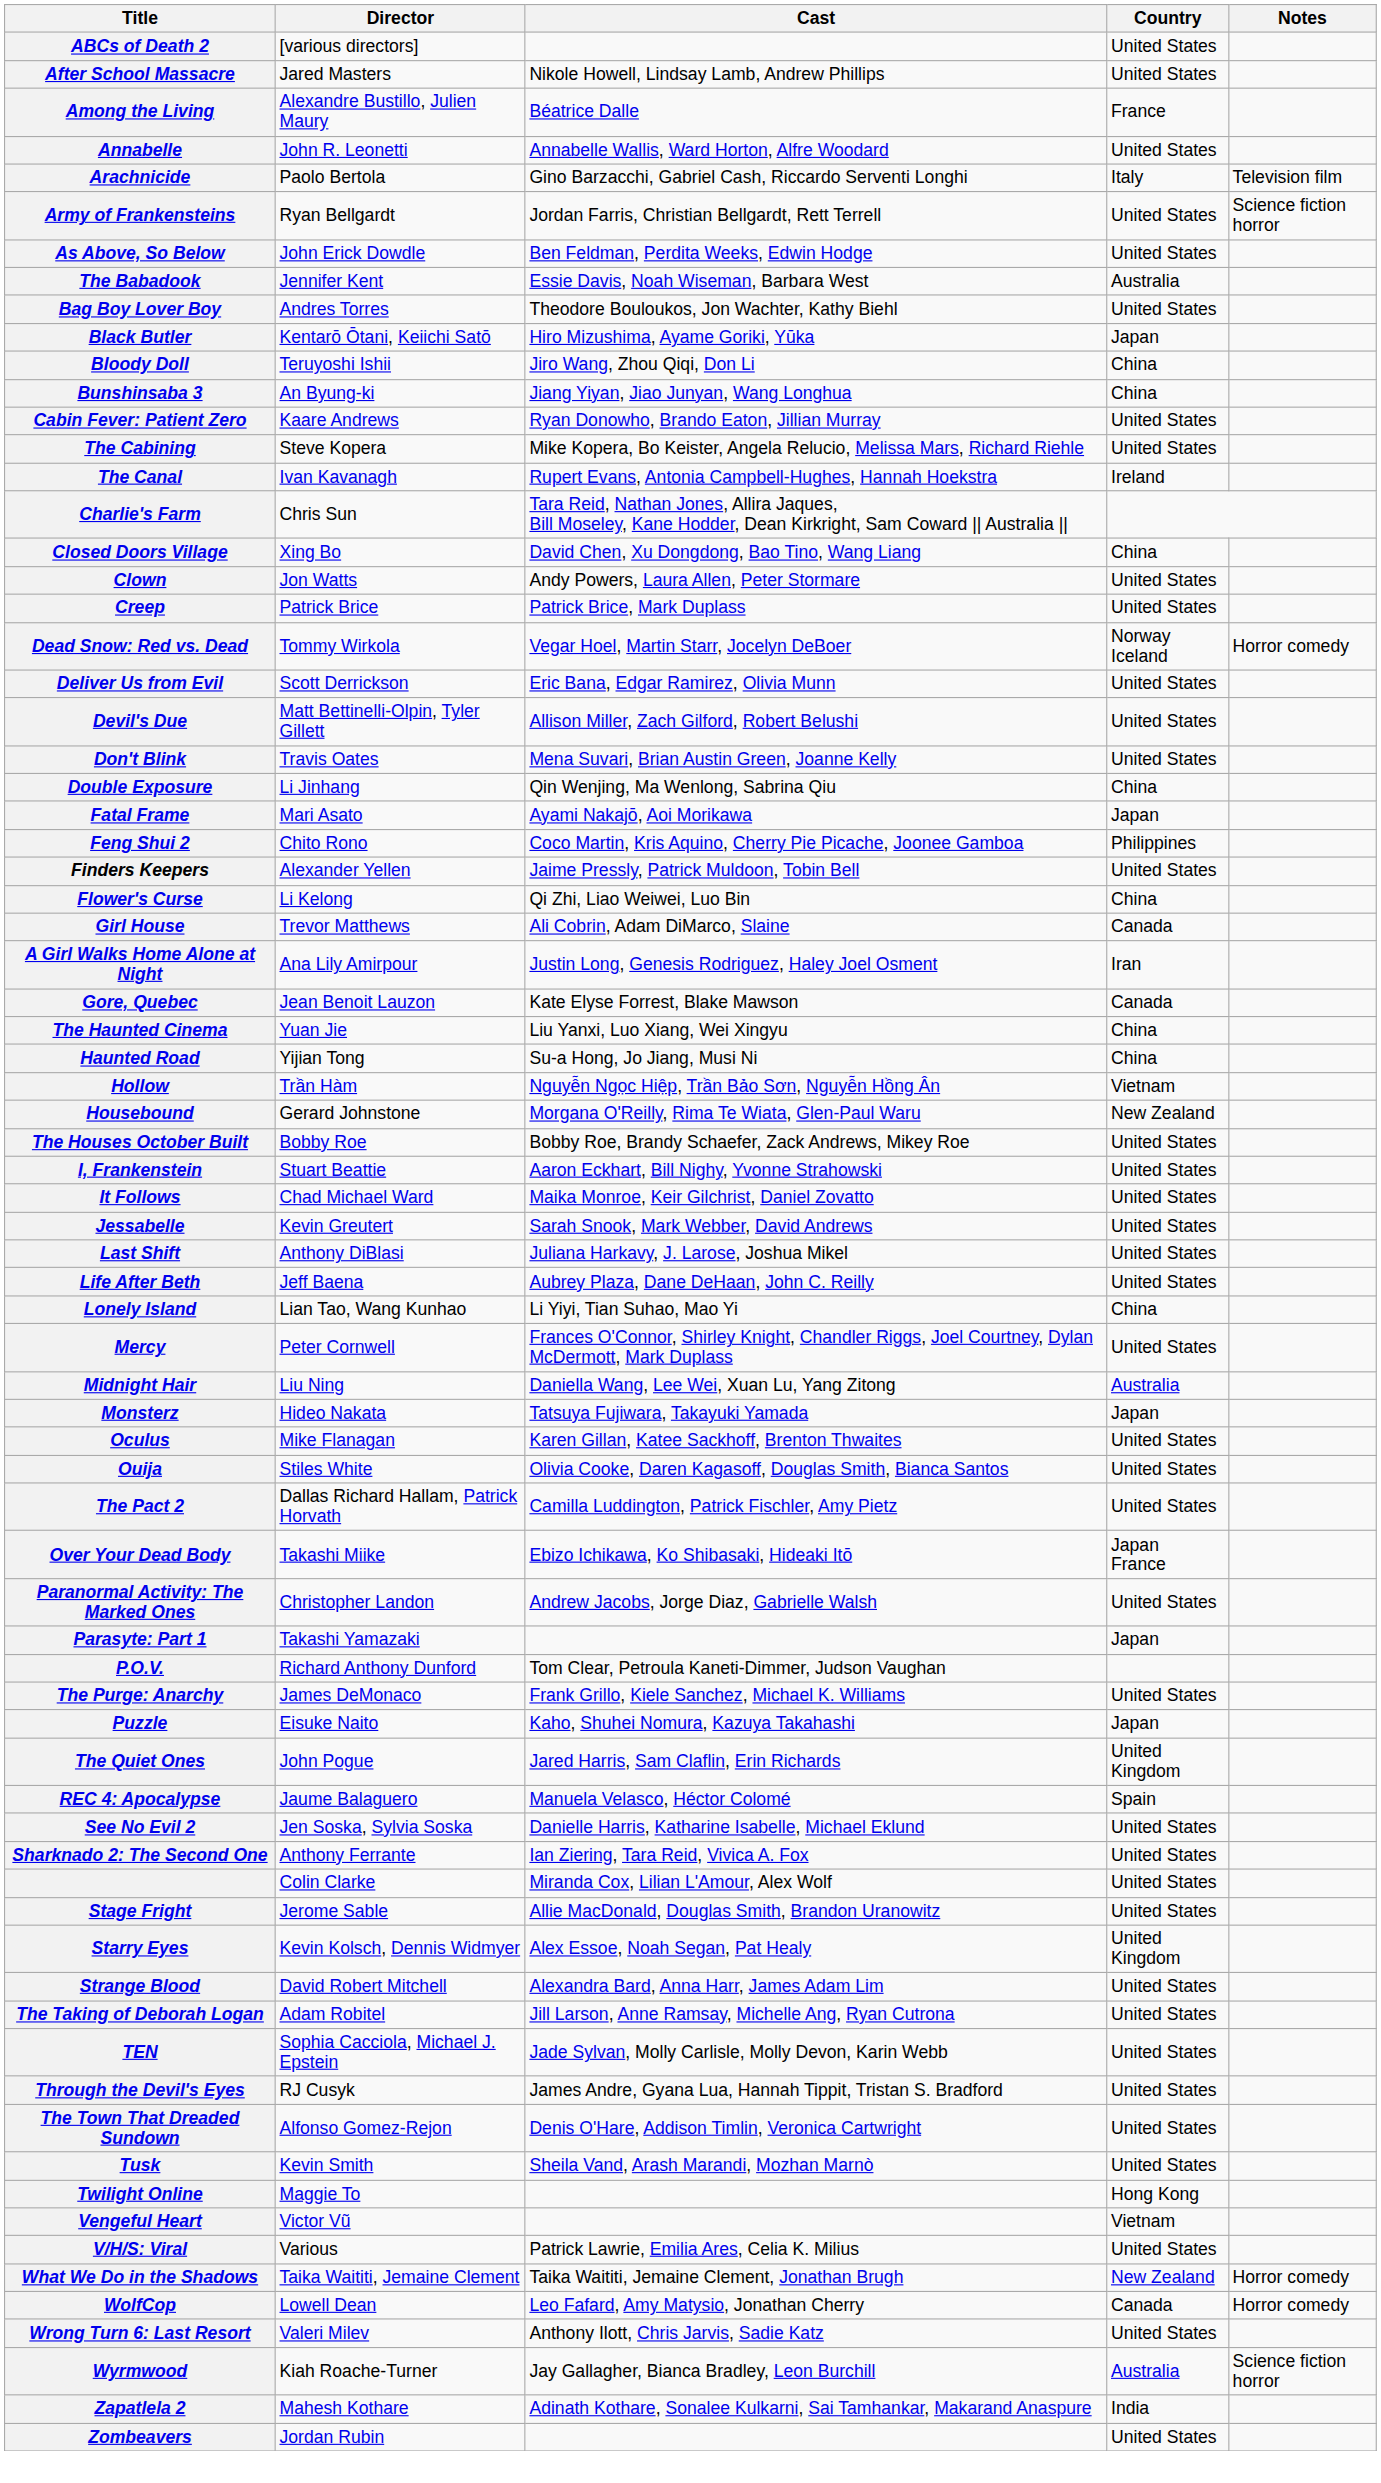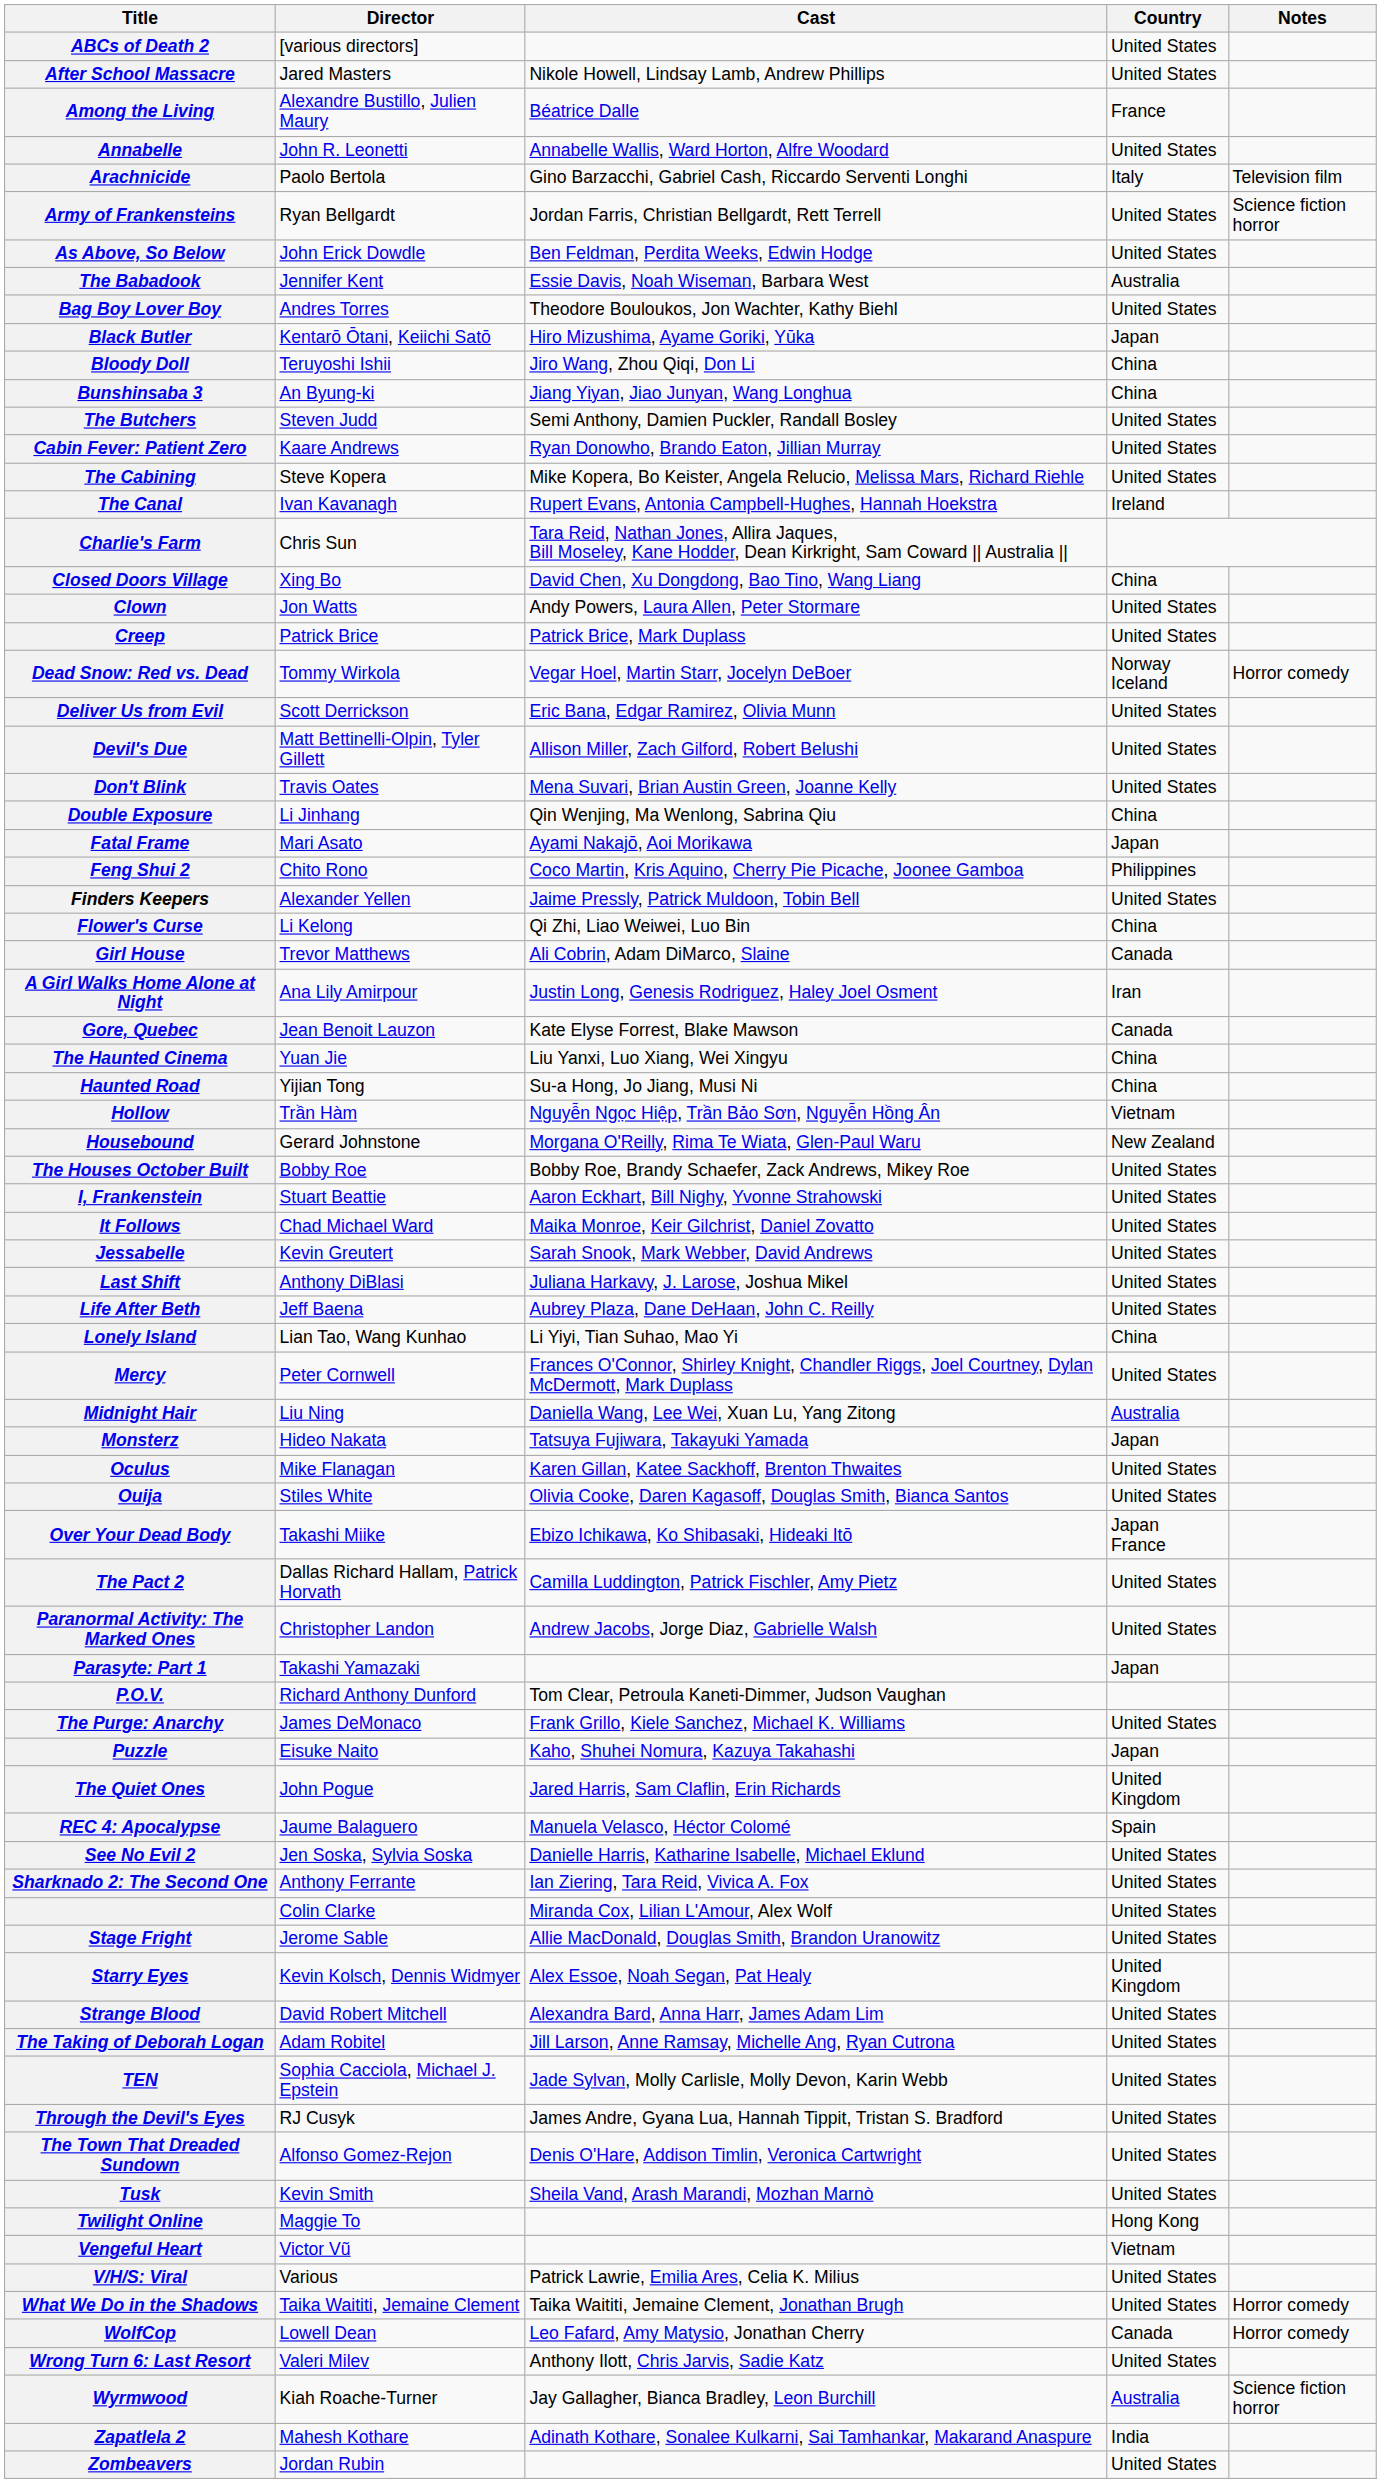+ row: (140, 420)
rows swapped: (140, 1554) <-> (140, 1506)
(1163, 2277) New Zealand -> (1164, 2305) United States
